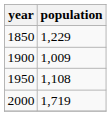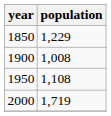(56, 57) 1,009 -> (56, 57) 1,008
